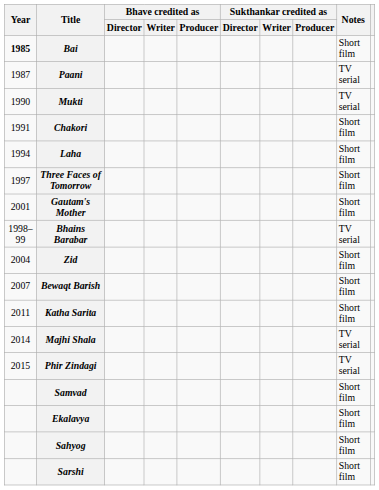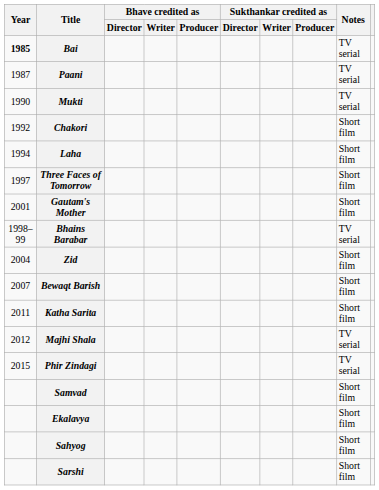(349, 48) Short film -> (349, 48) TV serial
(20, 128) 1991 -> (20, 128) 1992
(20, 339) 2014 -> (20, 339) 2012
